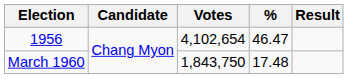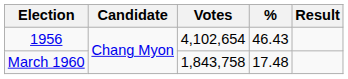(270, 39) 46.47 -> (270, 39) 46.43
(213, 62) 1,843,750 -> (213, 62) 1,843,758
